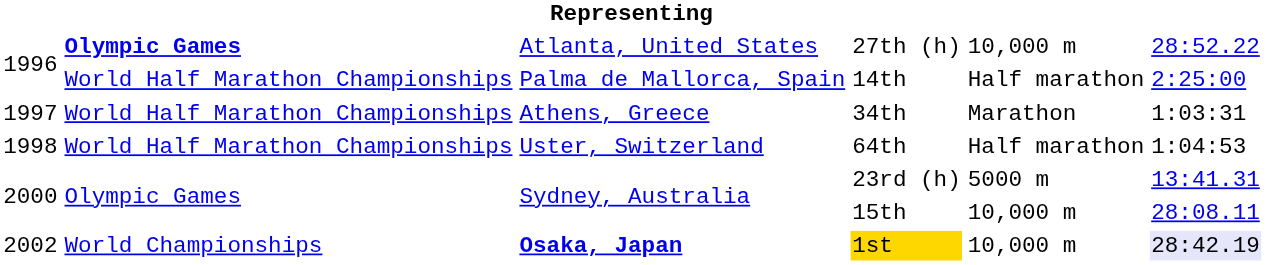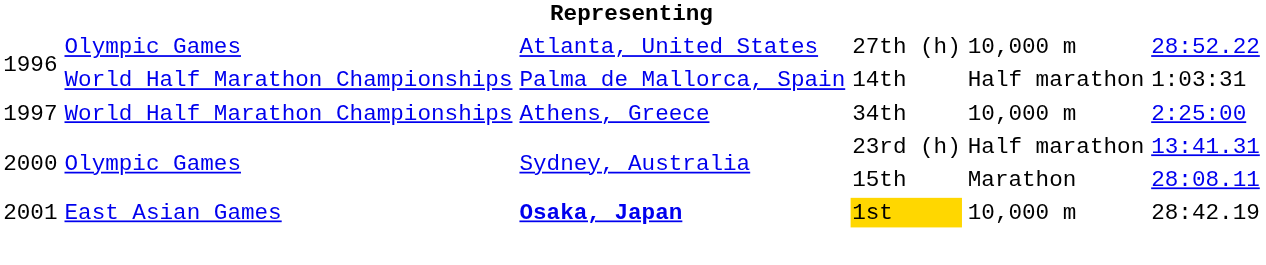(153, 47) bold -> (153, 47) normal
(1199, 80) 2:25:00 -> (1199, 80) 1:03:31
(1022, 113) Marathon -> (1022, 113) 10,000 m
(1199, 113) 1:03:31 -> (1199, 113) 2:25:00
- row: (879, 147)
(1008, 180) 5000 m -> (1056, 147) Half marathon
(1022, 213) 10,000 m -> (1022, 180) Marathon
(30, 246) 2002 -> (30, 213) 2001
(193, 246) World Championships -> (173, 213) East Asian Games
(1205, 246) lavender background -> (1205, 213) no background
